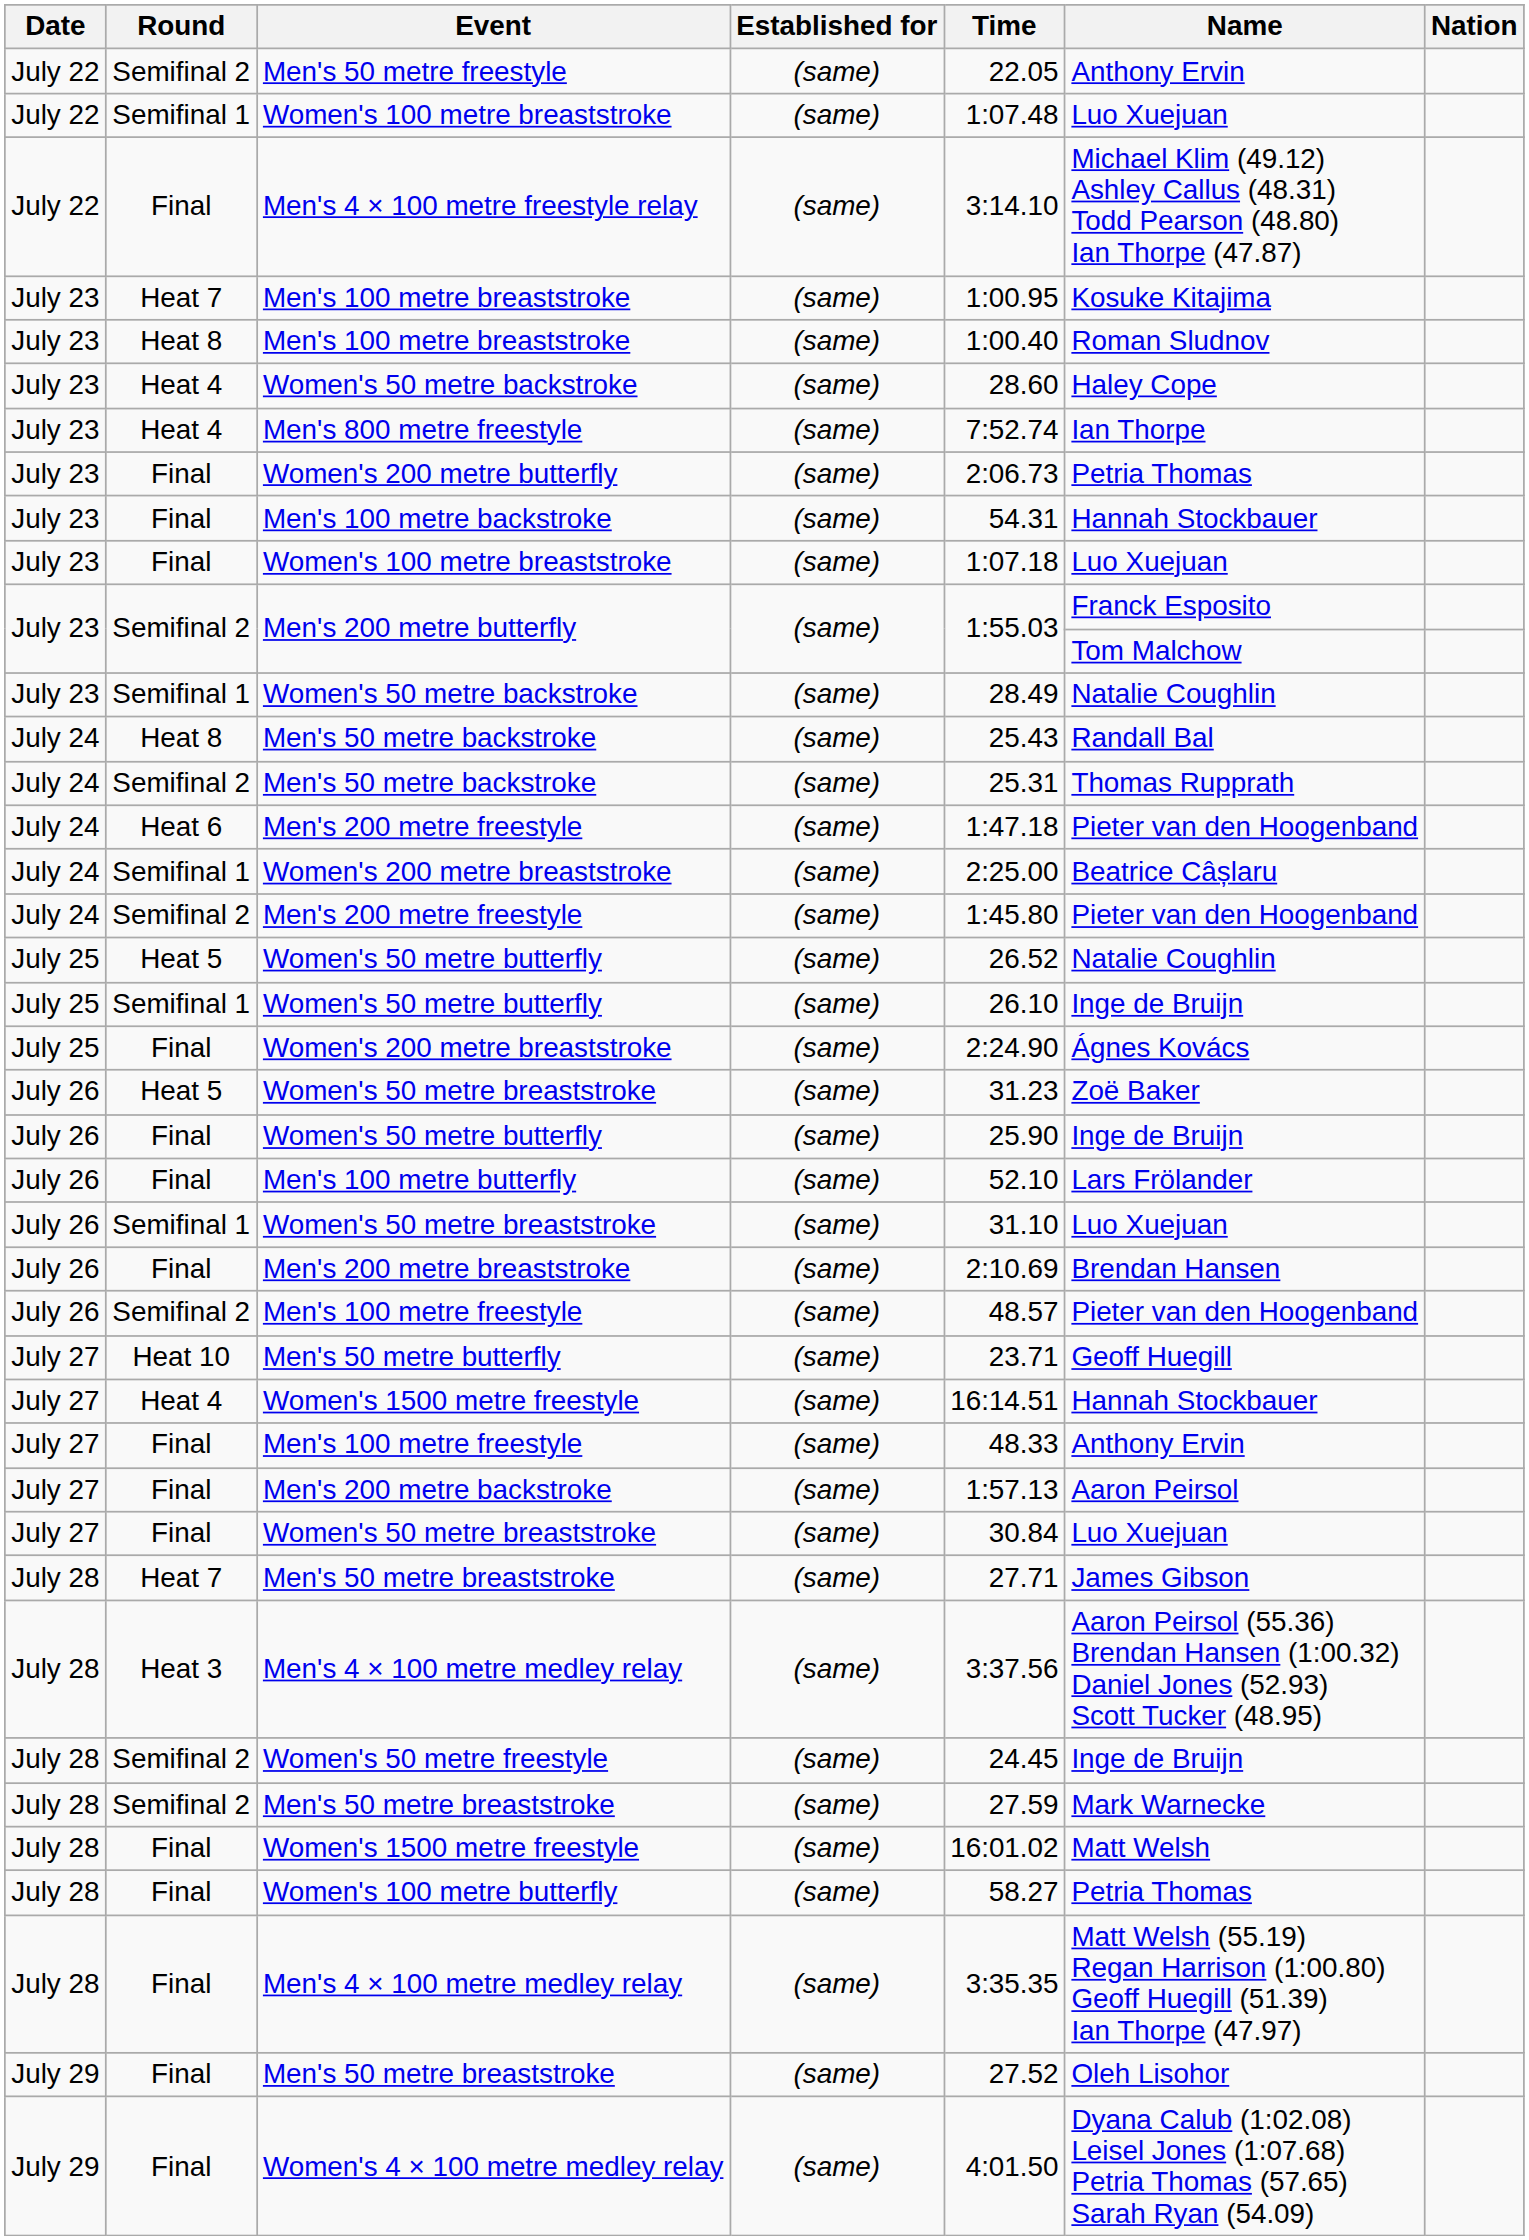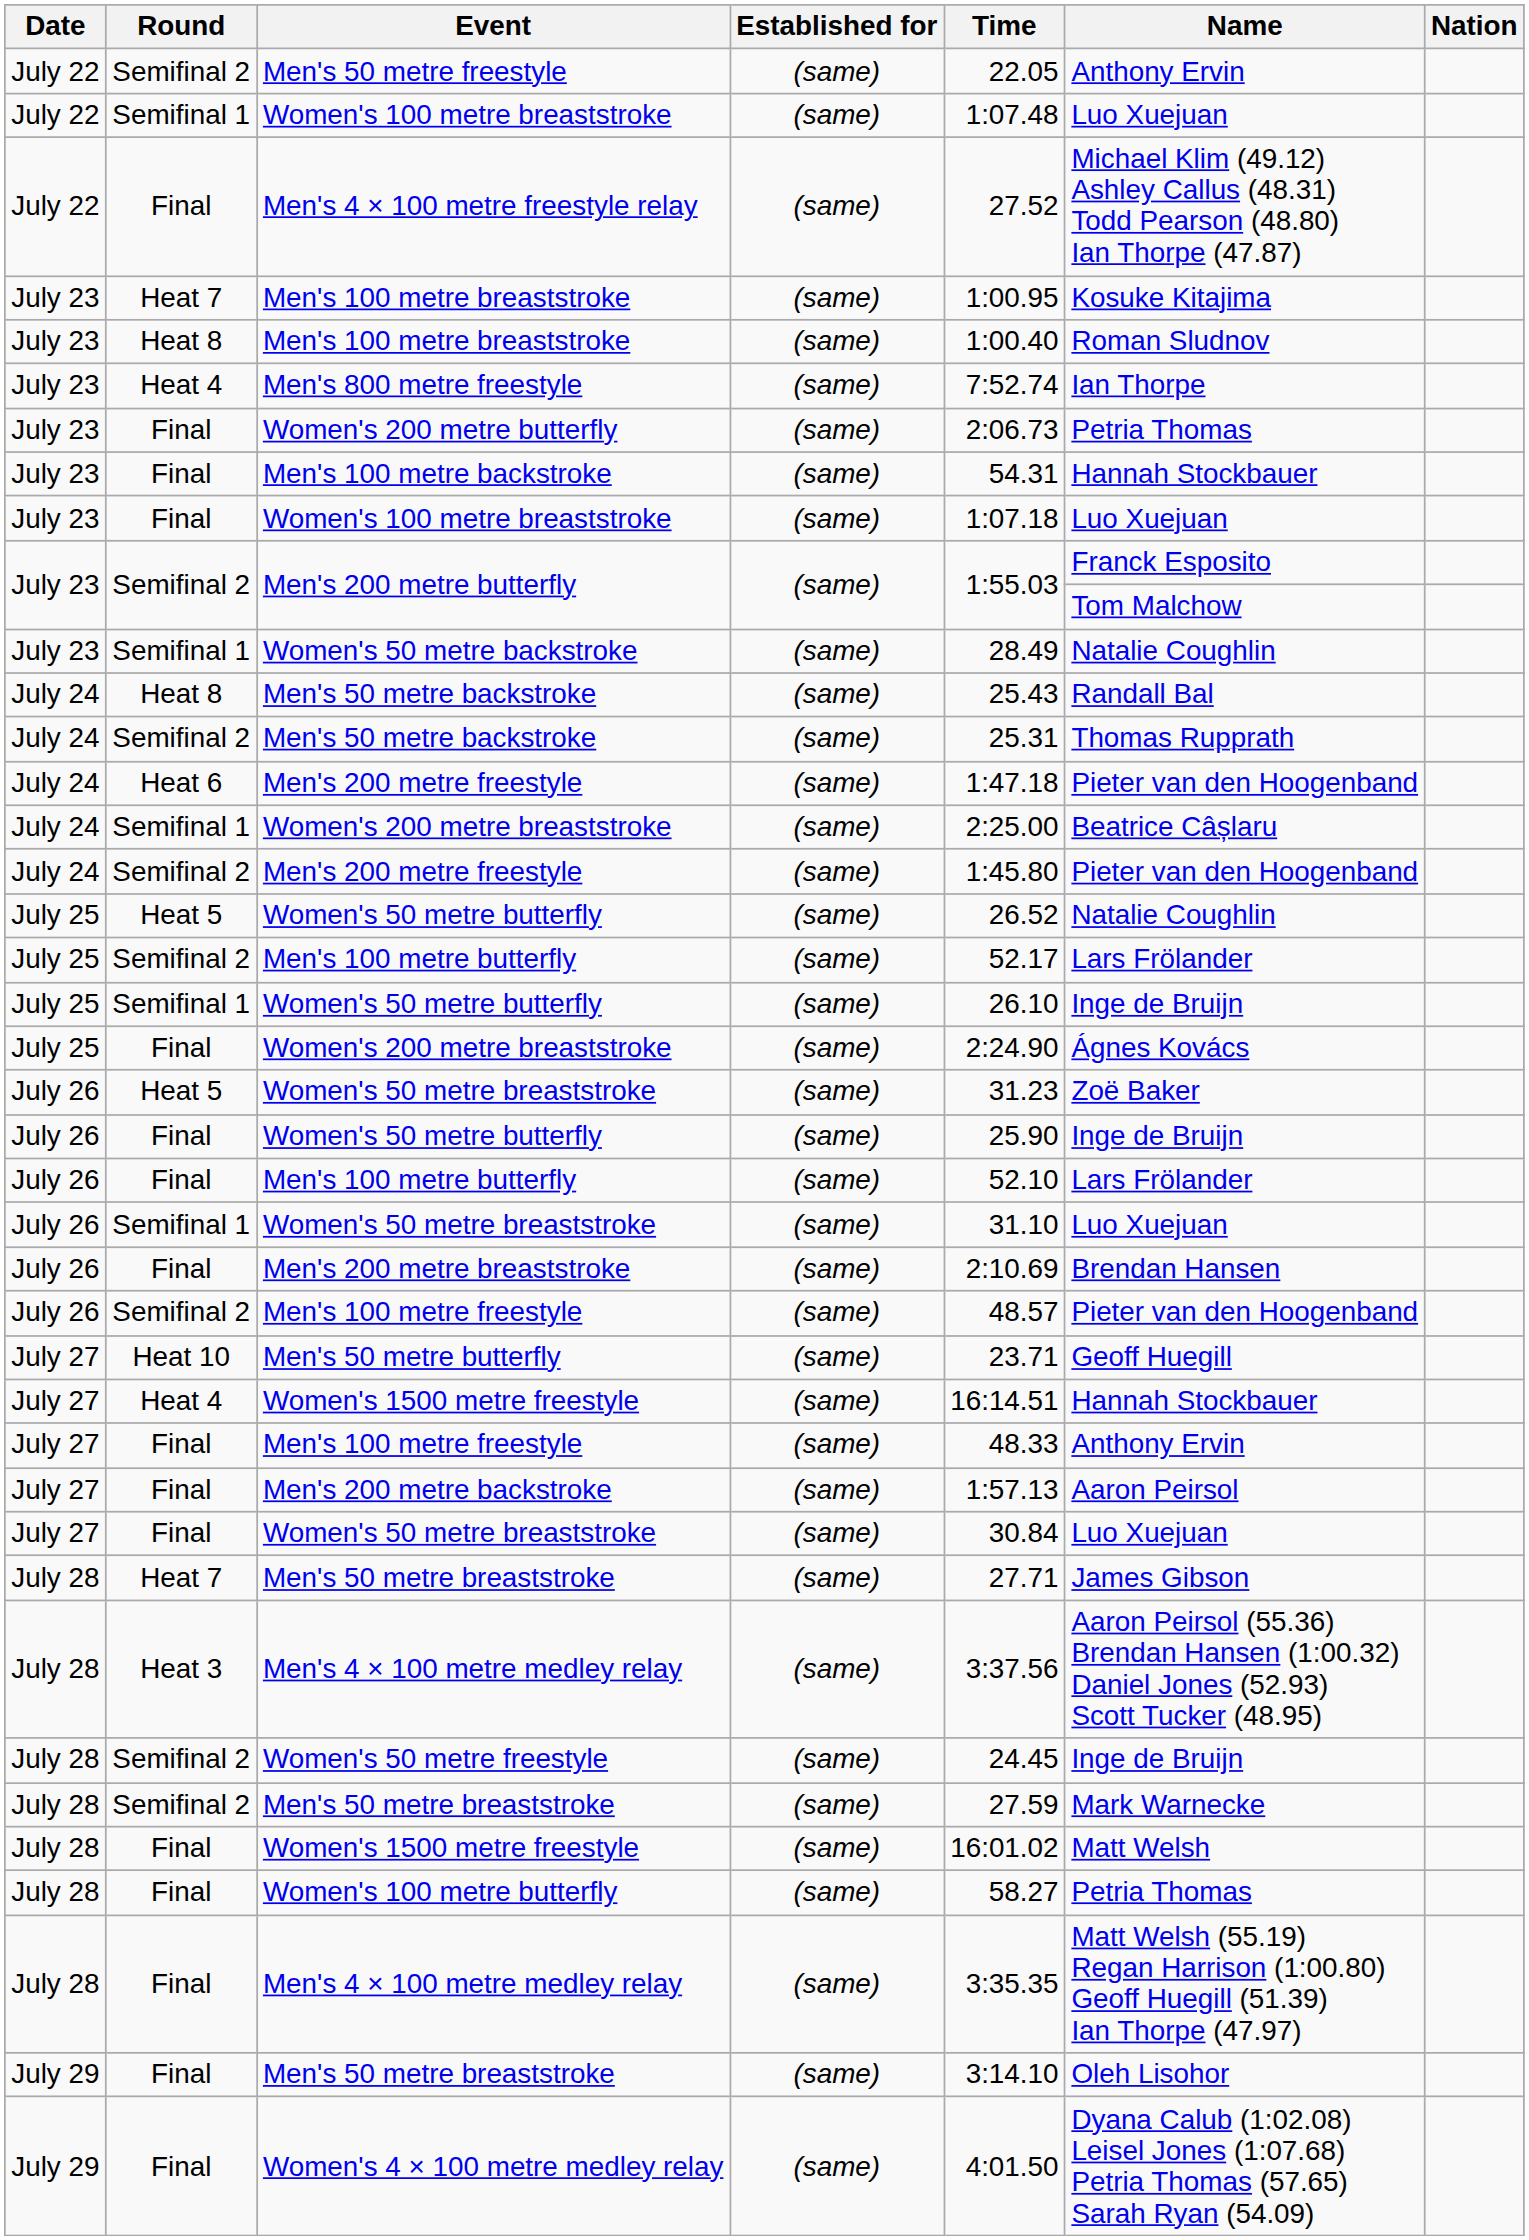(1012, 206) 3:14.10 -> (1024, 206) 27.52
- row: (181, 385)
+ row: (181, 959)
(1024, 2074) 27.52 -> (1012, 2074) 3:14.10
